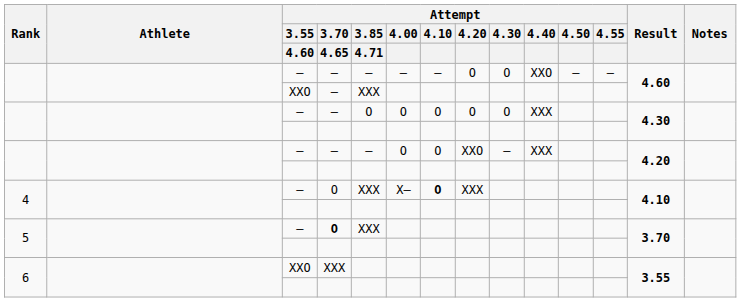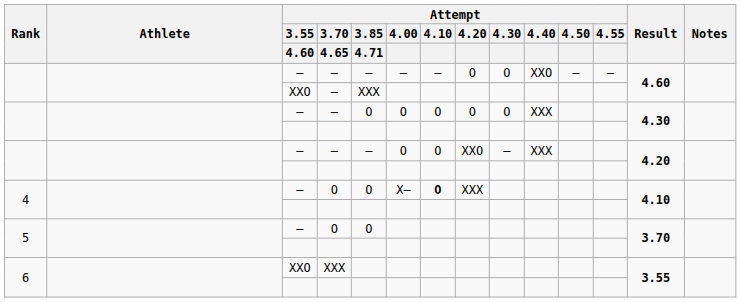(369, 190) XXX -> (369, 190) O
(334, 229) bold -> (334, 229) normal
(369, 229) XXX -> (369, 229) O
